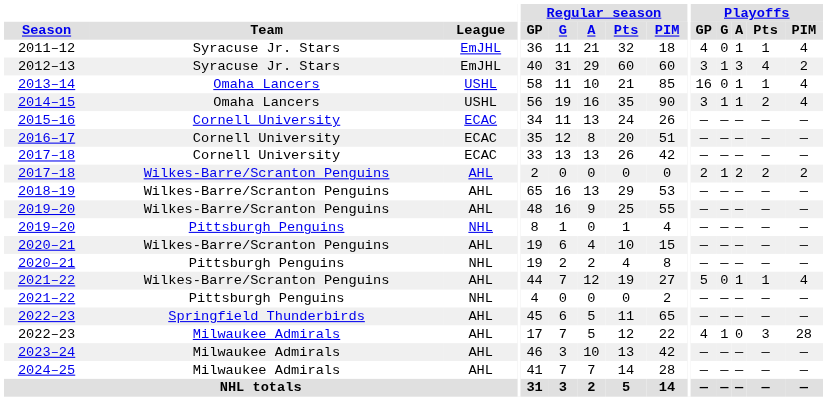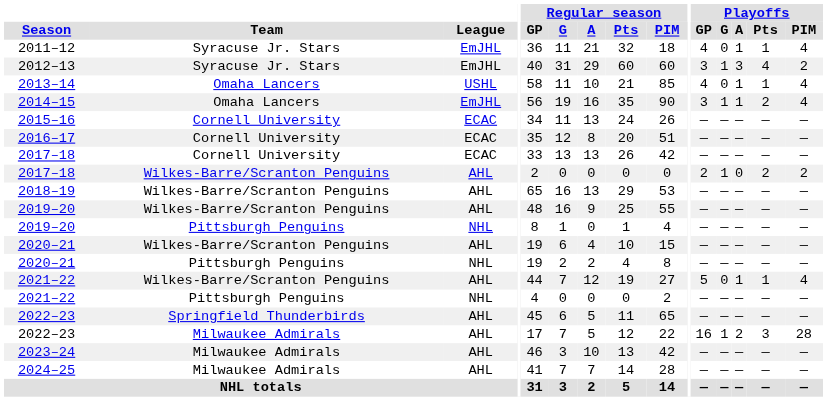(704, 84) 16 -> (704, 84) 4
(481, 102) USHL -> (481, 102) EmJHL
(739, 174) 2 -> (739, 174) 0
(704, 334) 4 -> (704, 334) 16
(739, 334) 0 -> (739, 334) 2
